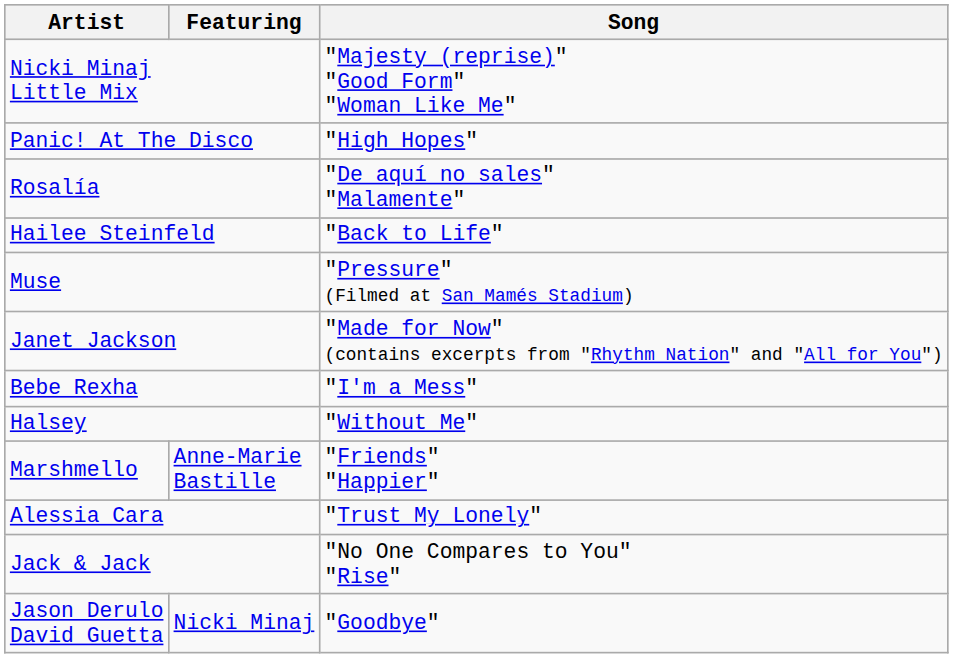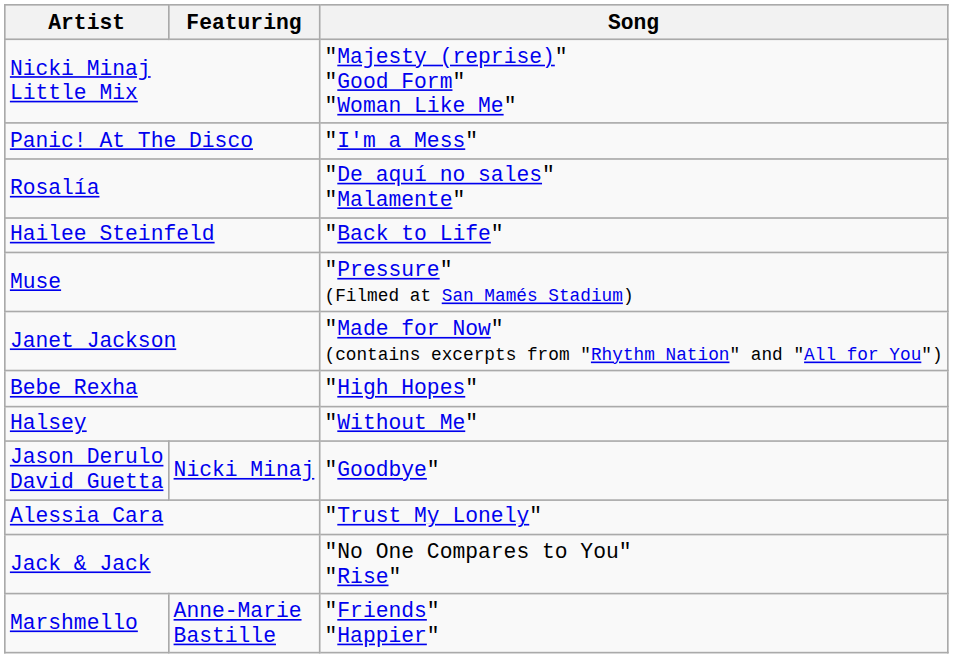(401, 141) "High Hopes" -> (401, 141) "I'm a Mess"
(401, 388) "I'm a Mess" -> (401, 388) "High Hopes"
rows swapped: (87, 624) <-> (74, 470)
